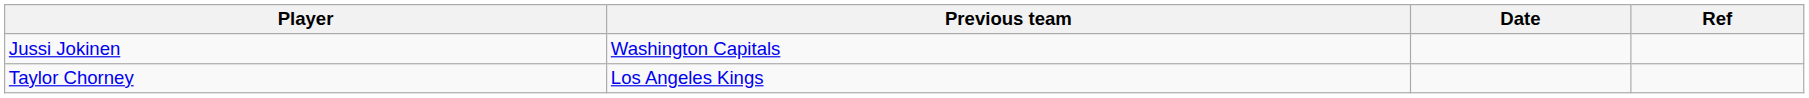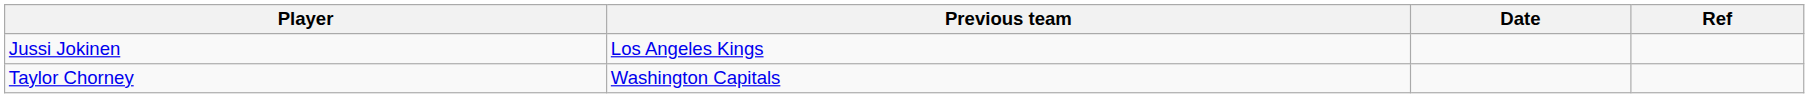(696, 48) Washington Capitals -> (687, 48) Los Angeles Kings
(687, 78) Los Angeles Kings -> (696, 78) Washington Capitals
